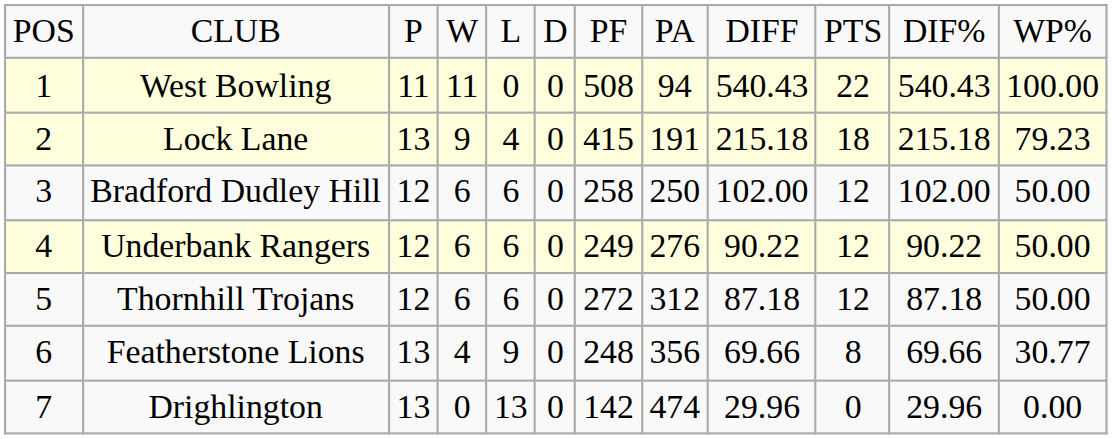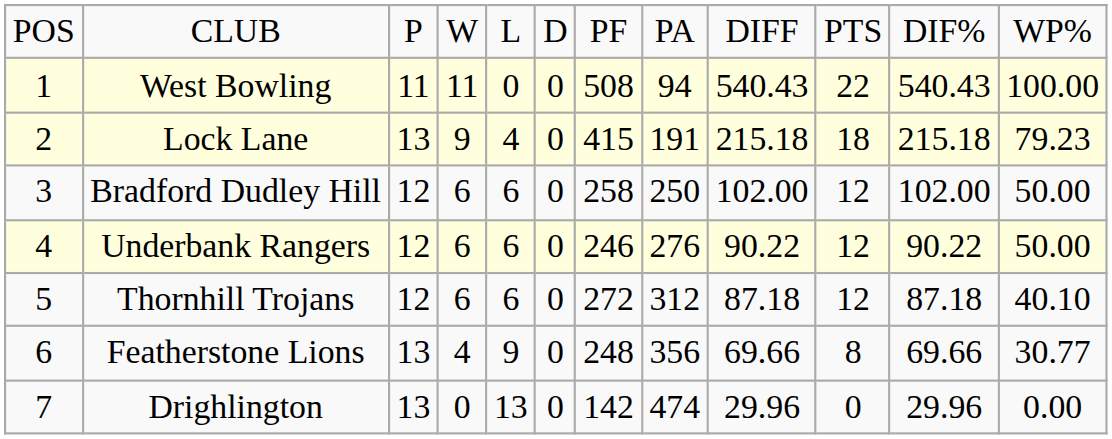(609, 245) 249 -> (609, 245) 246
(1053, 298) 50.00 -> (1053, 298) 40.10
